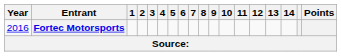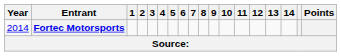(18, 27) 2016 -> (18, 27) 2014
